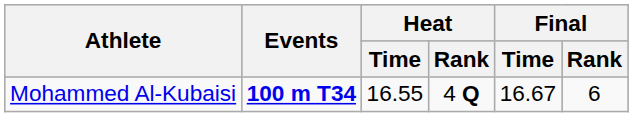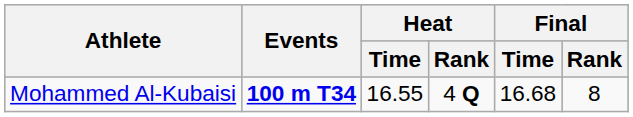(528, 94) 16.67 -> (528, 94) 16.68
(594, 94) 6 -> (594, 94) 8
